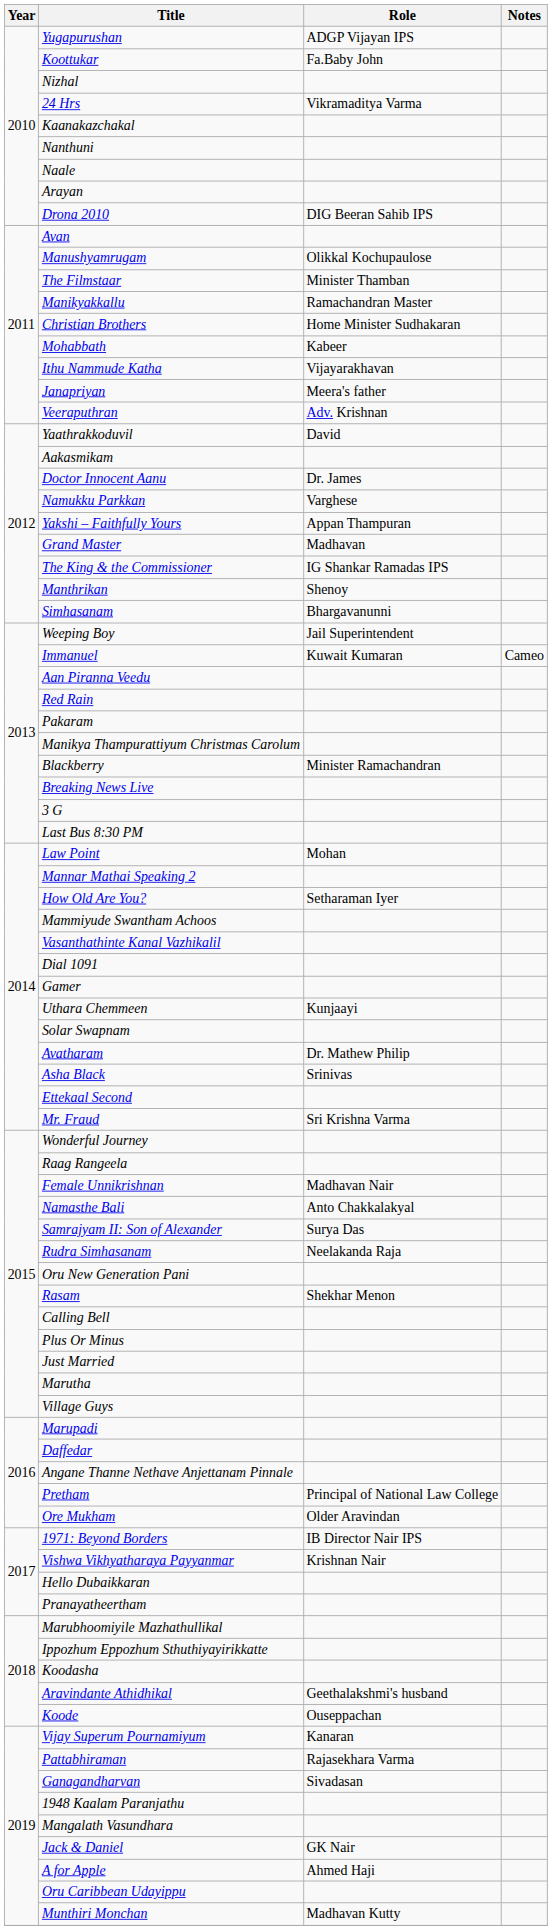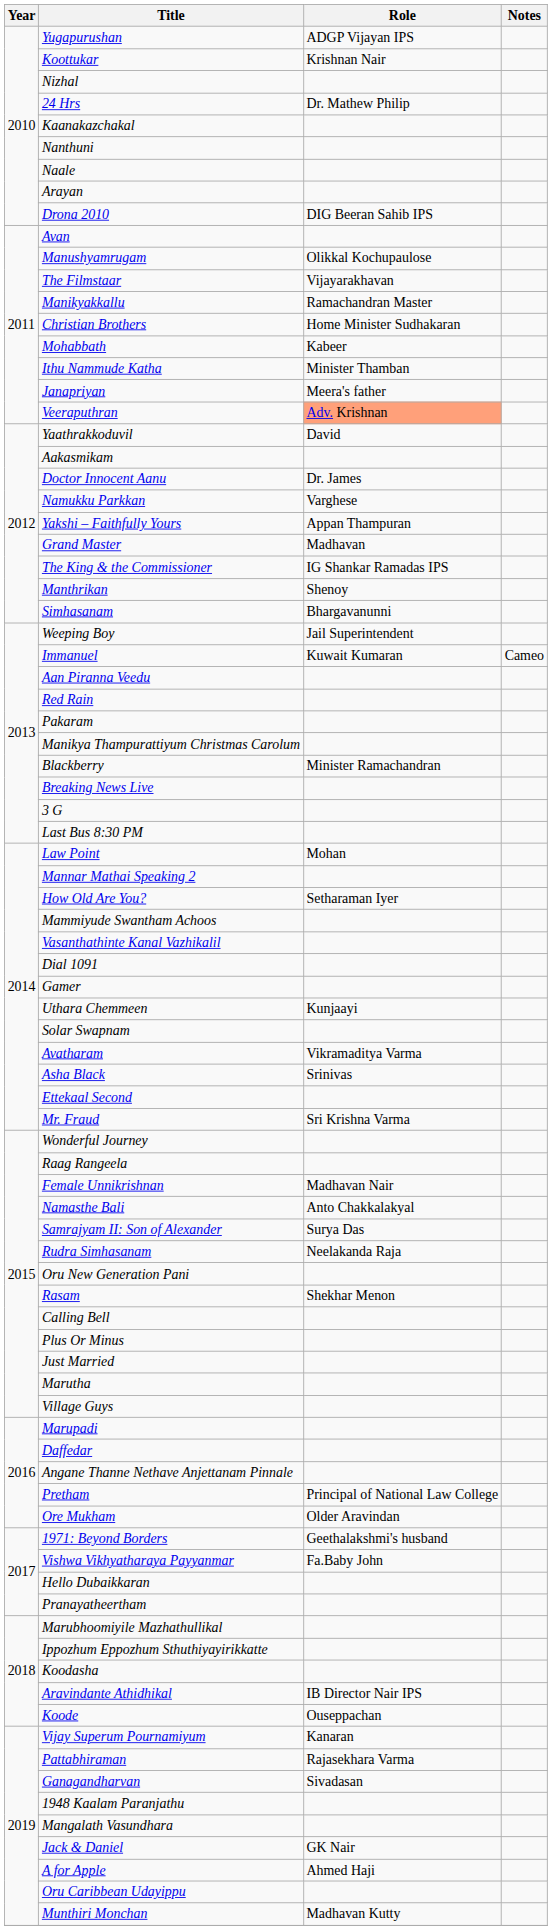(345, 59) Fa.Baby John -> (346, 59) Krishnan Nair
(364, 103) Vikramaditya Varma -> (358, 103) Dr. Mathew Philip
(358, 280) Minister Thamban -> (350, 280) Vijayarakhavan
(350, 368) Vijayarakhavan -> (358, 368) Minister Thamban
(347, 412) no background -> (347, 412) lightsalmon background
(358, 1053) Dr. Mathew Philip -> (364, 1053) Vikramaditya Varma
(364, 1538) IB Director Nair IPS -> (377, 1538) Geethalakshmi's husband
(346, 1560) Krishnan Nair -> (345, 1560) Fa.Baby John
(377, 1693) Geethalakshmi's husband -> (364, 1693) IB Director Nair IPS
